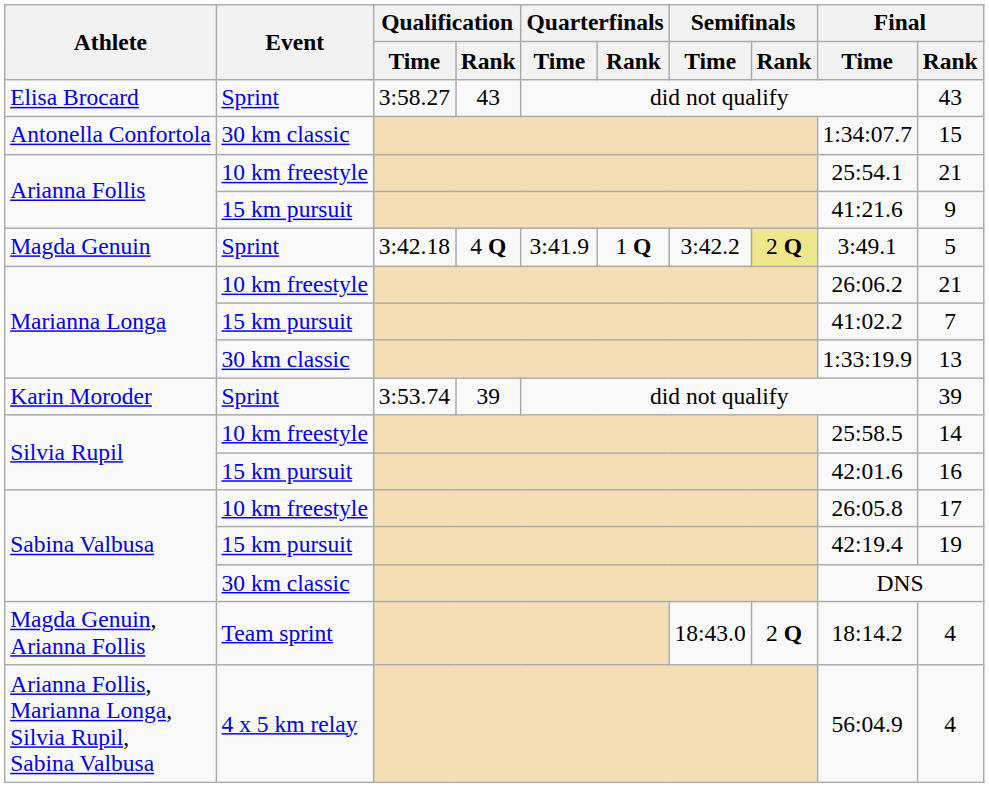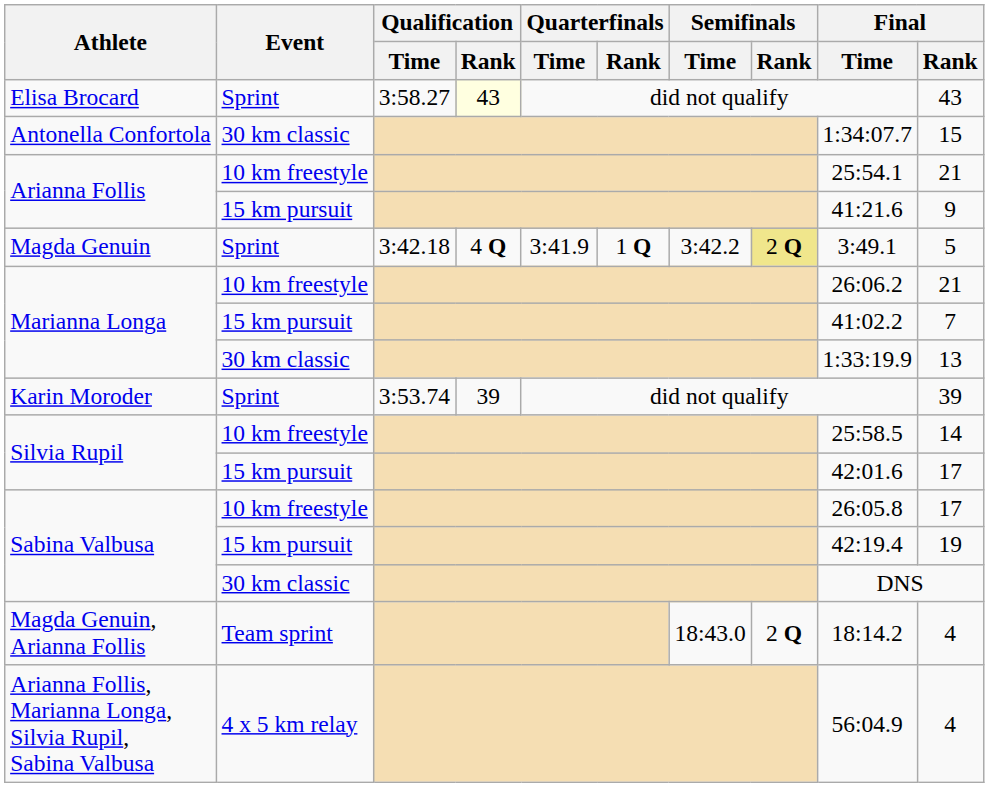(488, 97) no background -> (488, 97) lightyellow background
(950, 470) 16 -> (950, 470) 17
